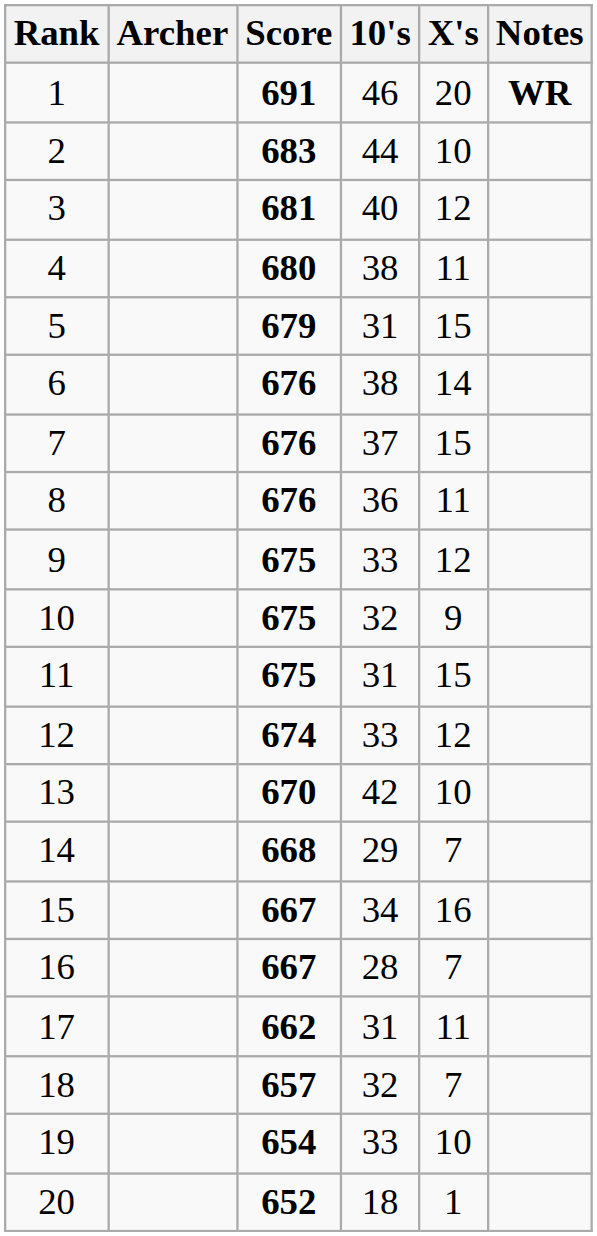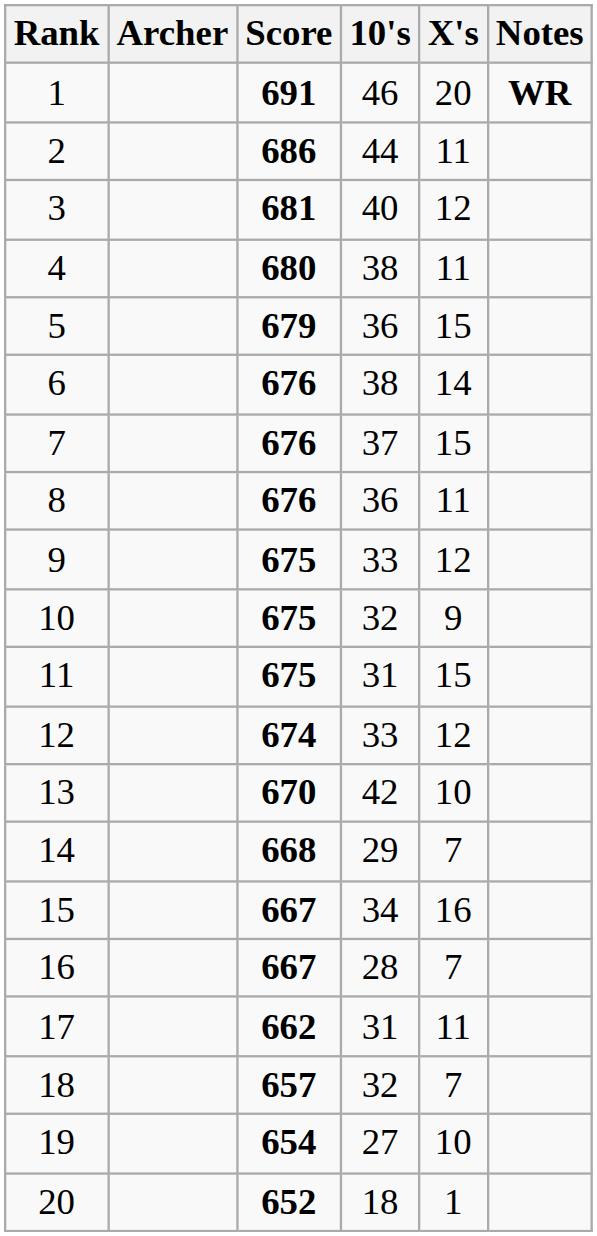(289, 150) 683 -> (289, 150) 686
(453, 150) 10 -> (453, 150) 11
(380, 325) 31 -> (380, 325) 36
(380, 1142) 33 -> (380, 1142) 27
